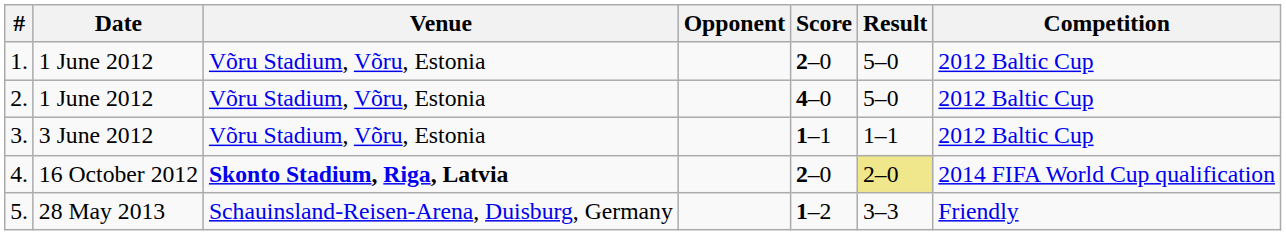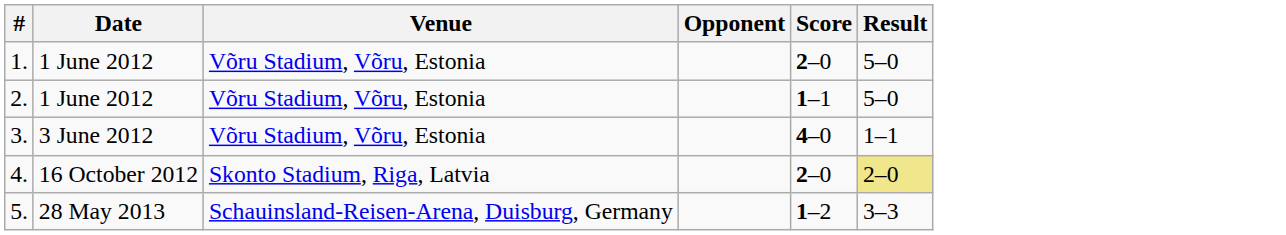- column: (1107, 23)
(814, 98) 4–0 -> (814, 98) 1–1
(814, 135) 1–1 -> (814, 135) 4–0
(359, 173) bold -> (349, 173) normal
